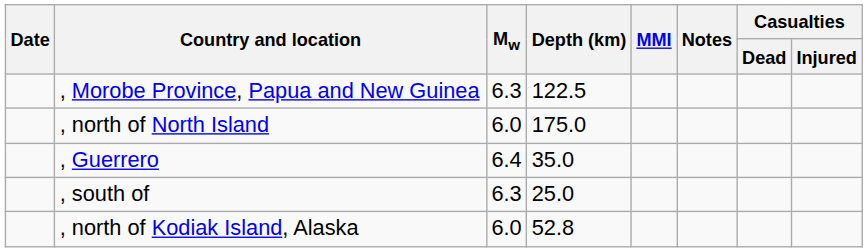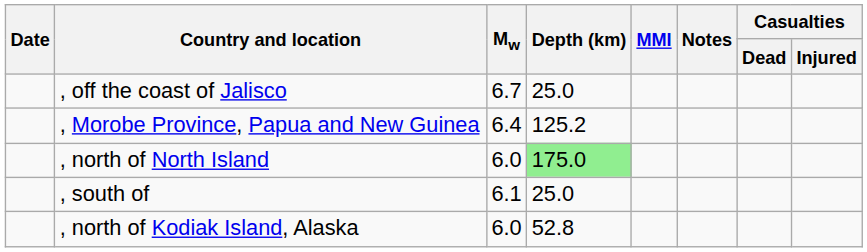+ row: (173, 90)
(507, 90) 6.3 -> (507, 125) 6.4
(559, 90) 122.5 -> (559, 125) 125.2
(559, 125) no background -> (559, 159) lightgreen background
- row: (109, 159)
(507, 194) 6.3 -> (507, 194) 6.1
